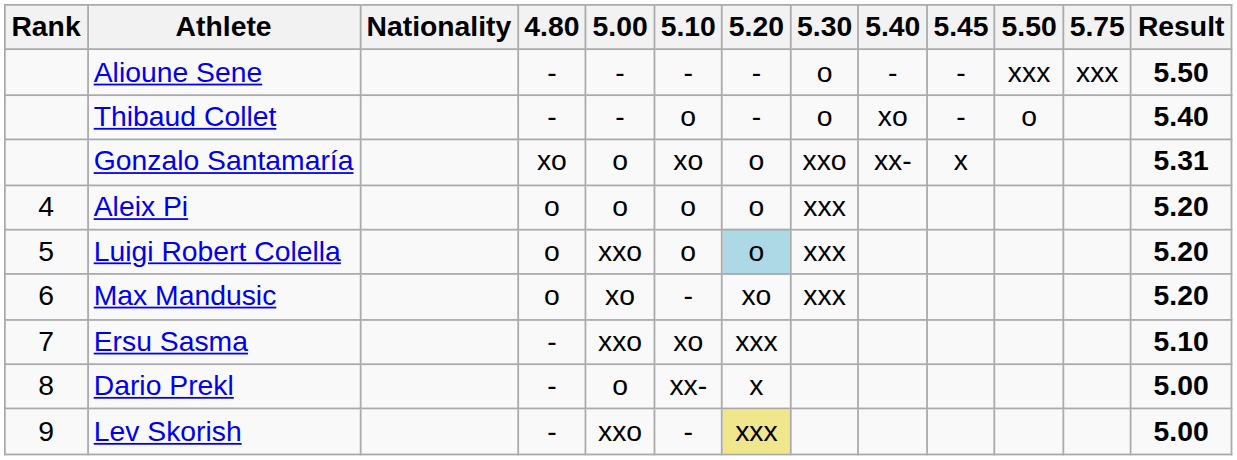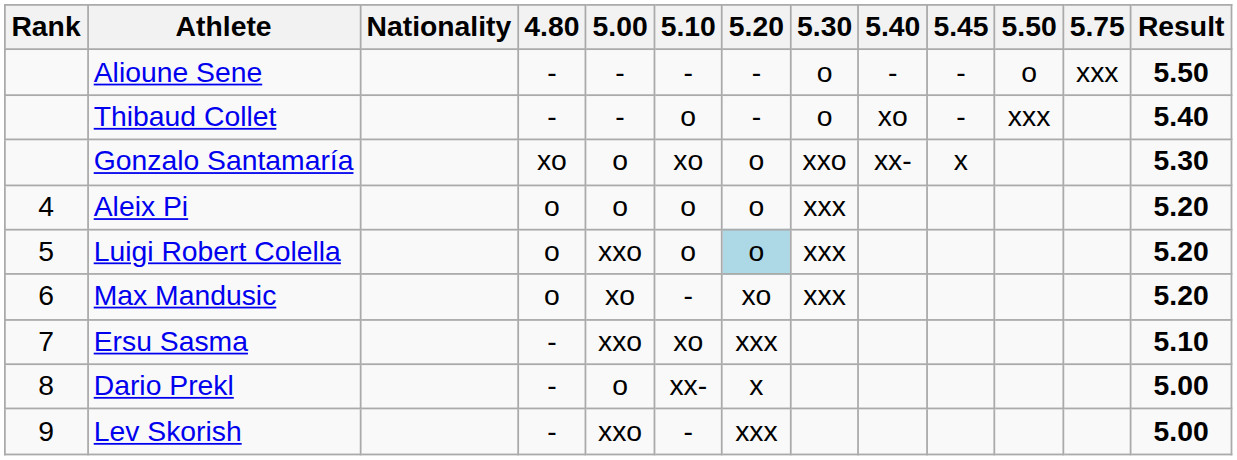(1029, 71) xxx -> (1029, 71) o
(1029, 116) o -> (1029, 116) xxx
(1181, 161) 5.31 -> (1181, 161) 5.30
(756, 431) khaki background -> (756, 431) no background
